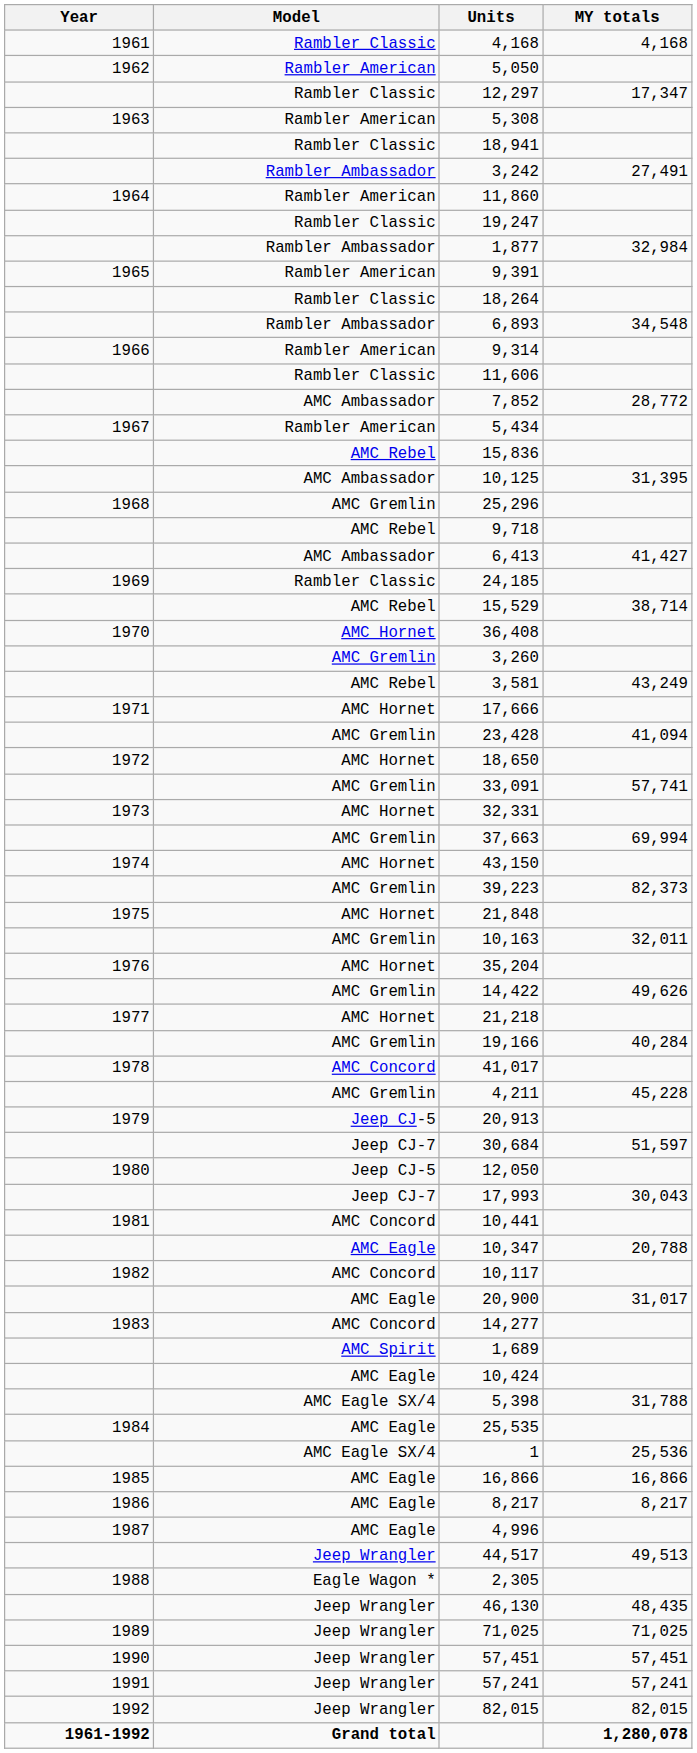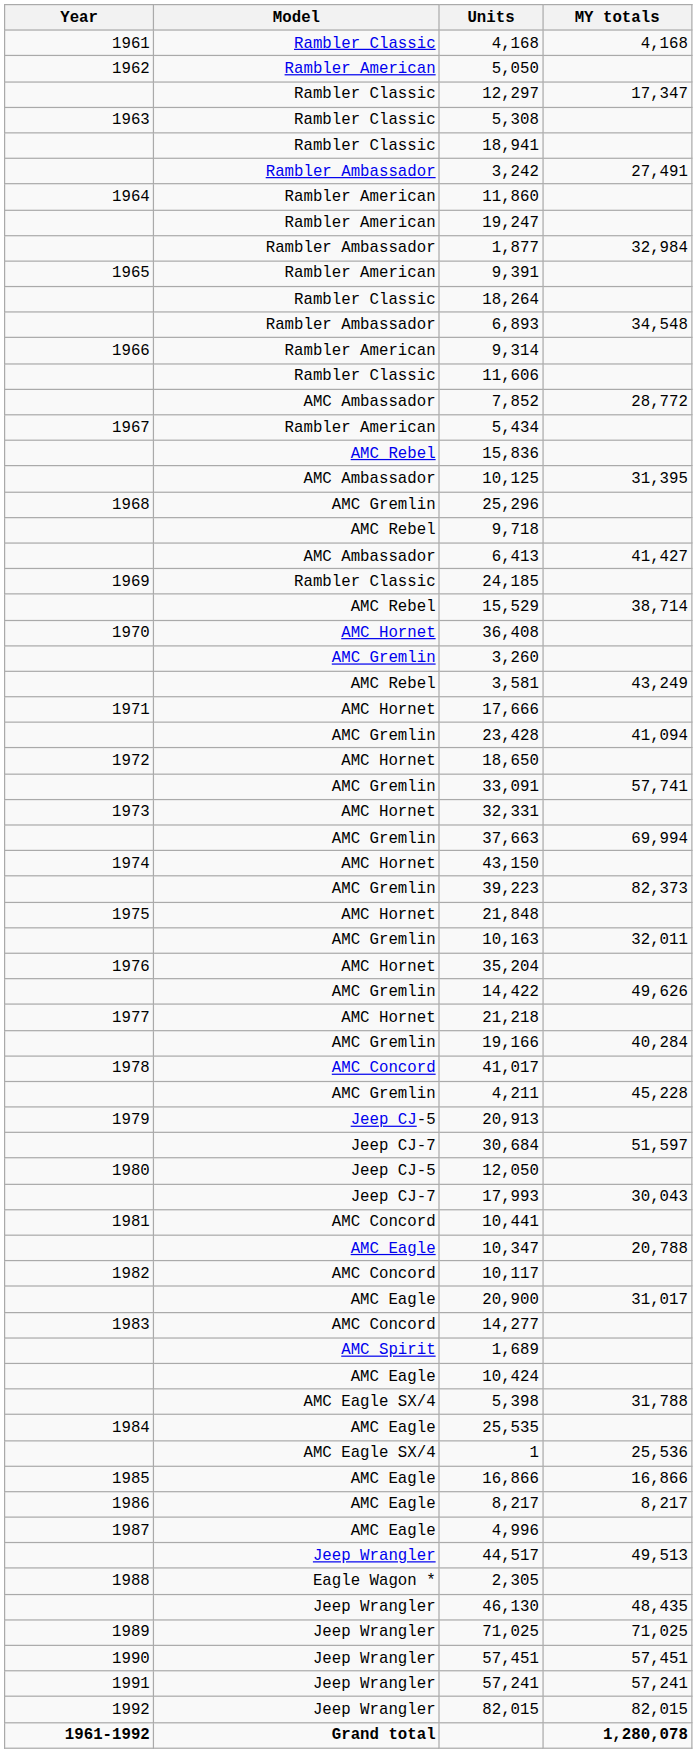(360, 120) Rambler American -> (365, 120) Rambler Classic
(365, 223) Rambler Classic -> (360, 223) Rambler American
